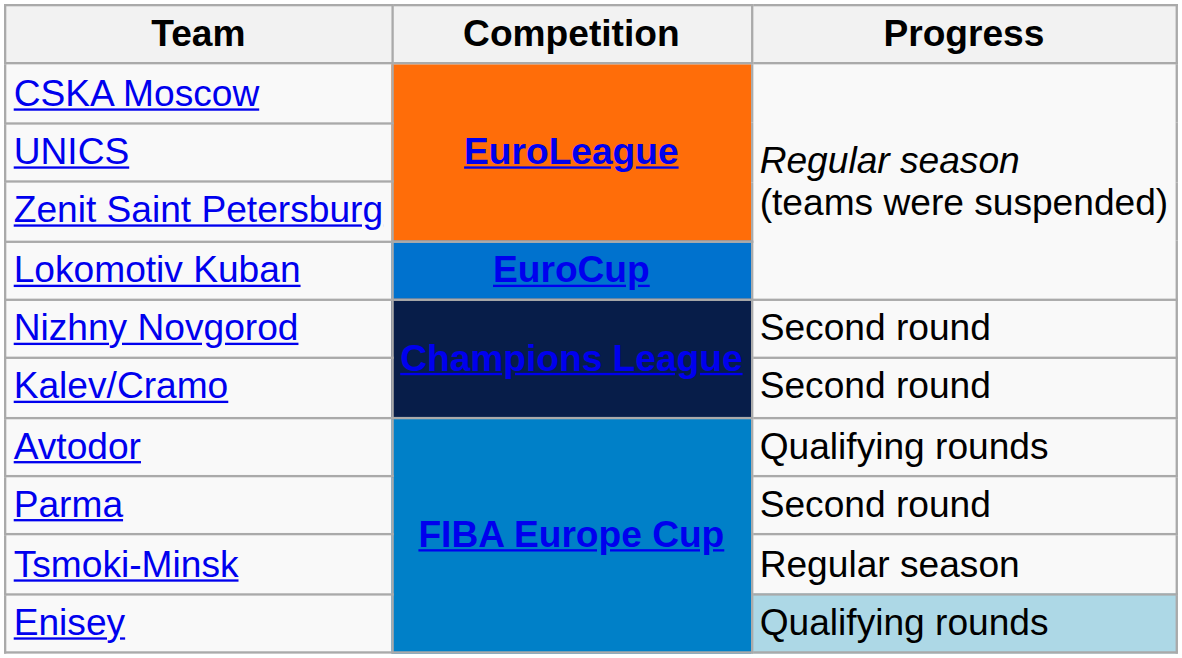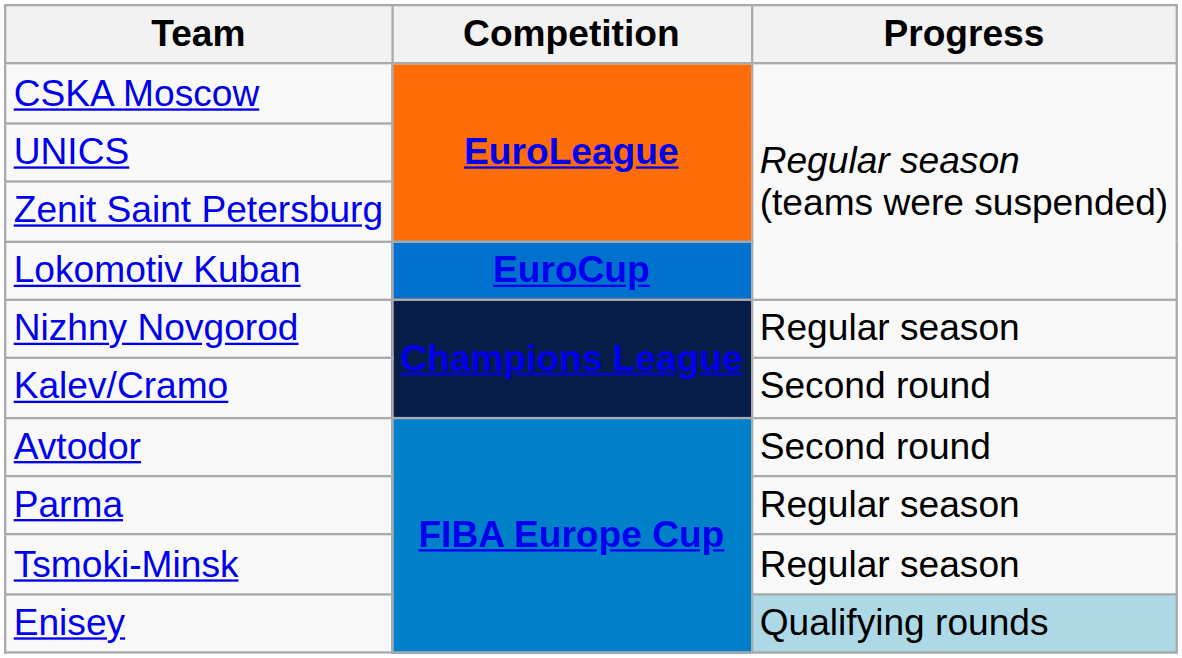(875, 328) Second round -> (890, 328) Regular season
(904, 446) Qualifying rounds -> (875, 446) Second round
(875, 504) Second round -> (890, 504) Regular season
